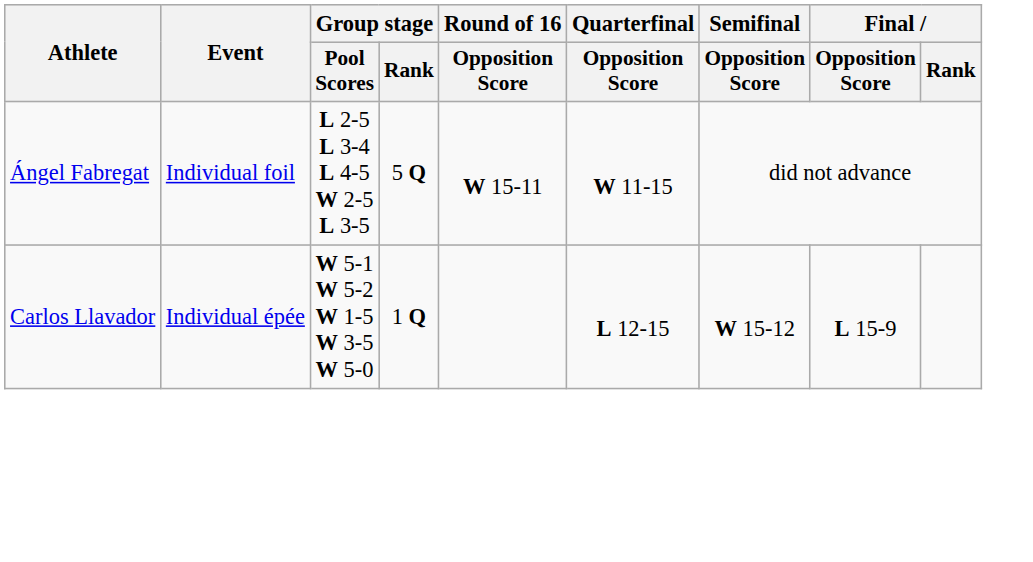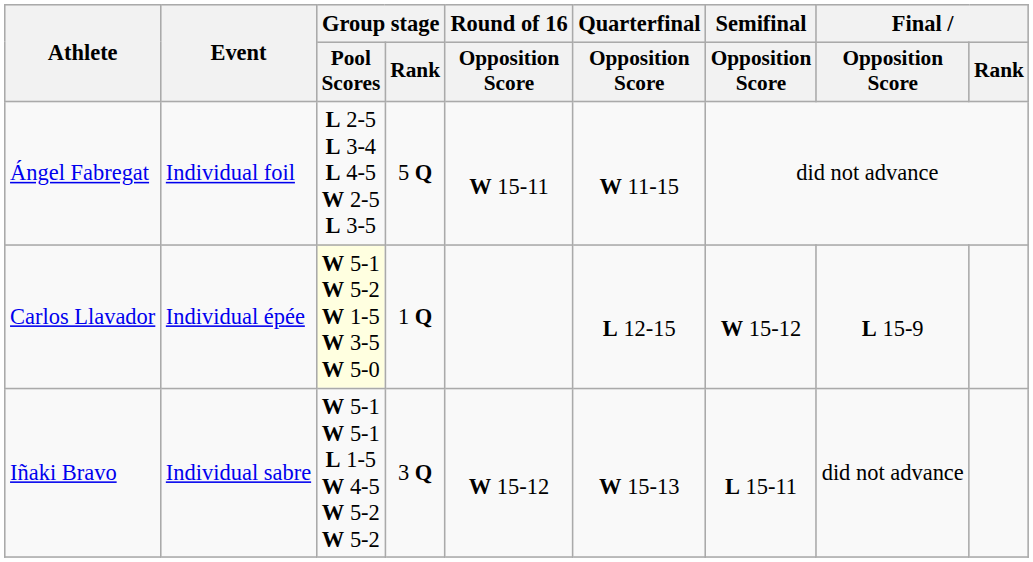(345, 316) no background -> (351, 316) lightyellow background
+ row: (63, 473)
